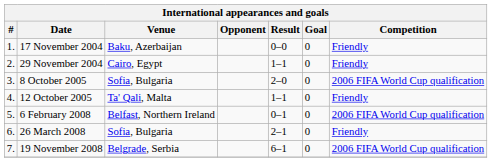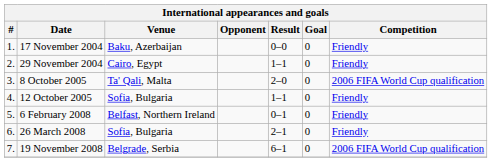(140, 81) Sofia, Bulgaria -> (139, 81) Ta' Qali, Malta
(139, 98) Ta' Qali, Malta -> (140, 98) Sofia, Bulgaria
(408, 115) 2006 FIFA World Cup qualification -> (350, 115) Friendly
